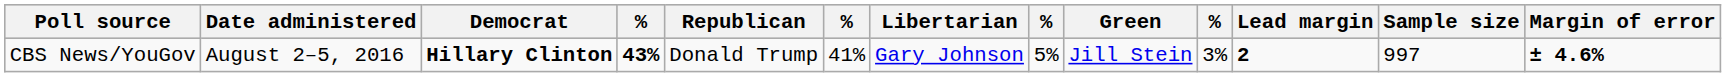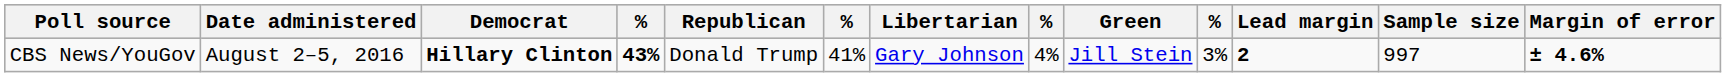(1046, 55) 5% -> (1046, 55) 4%
